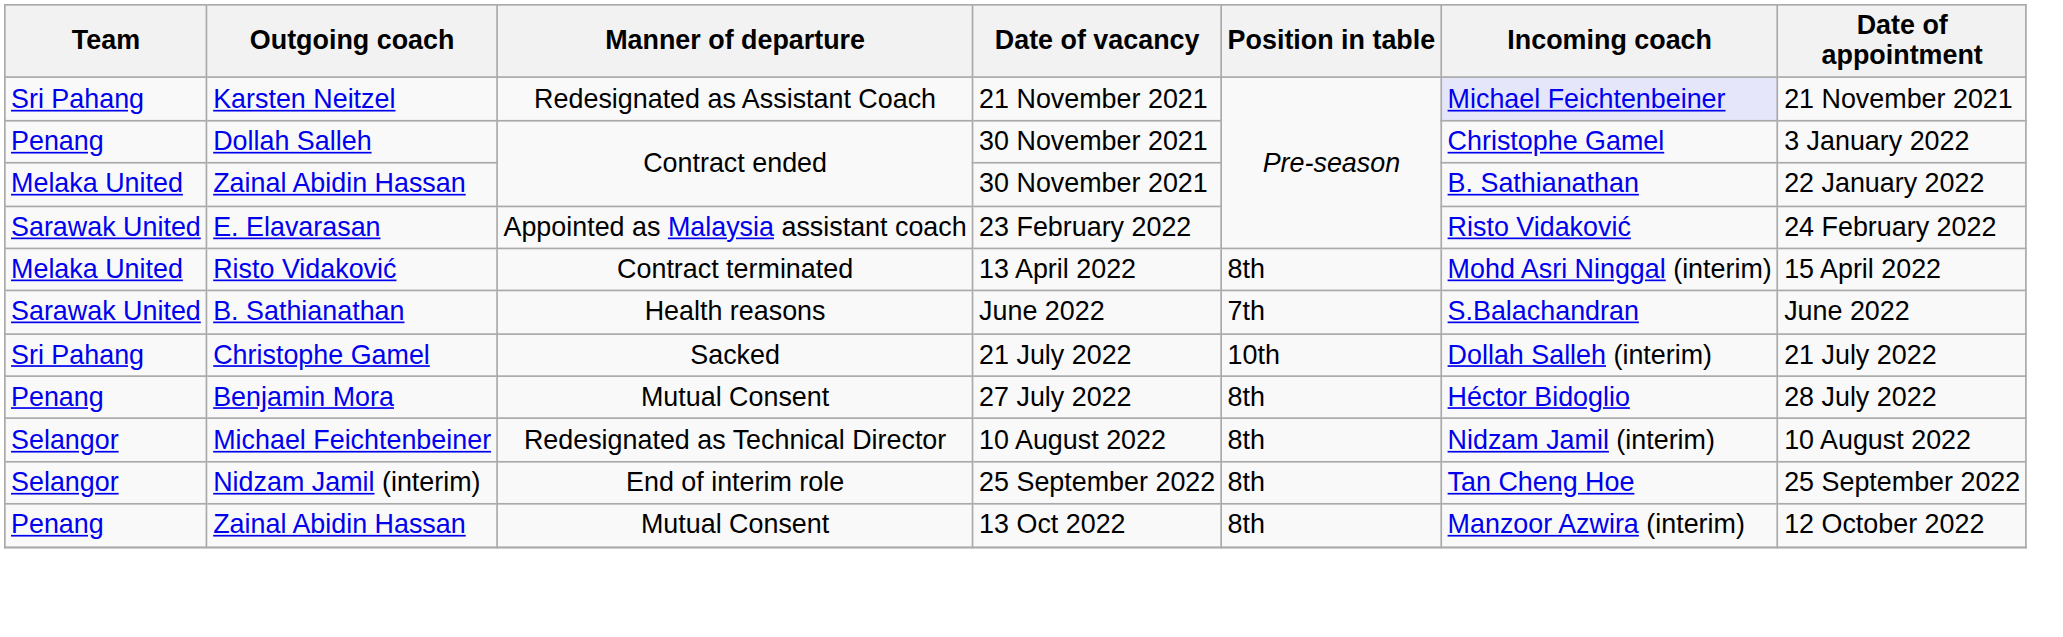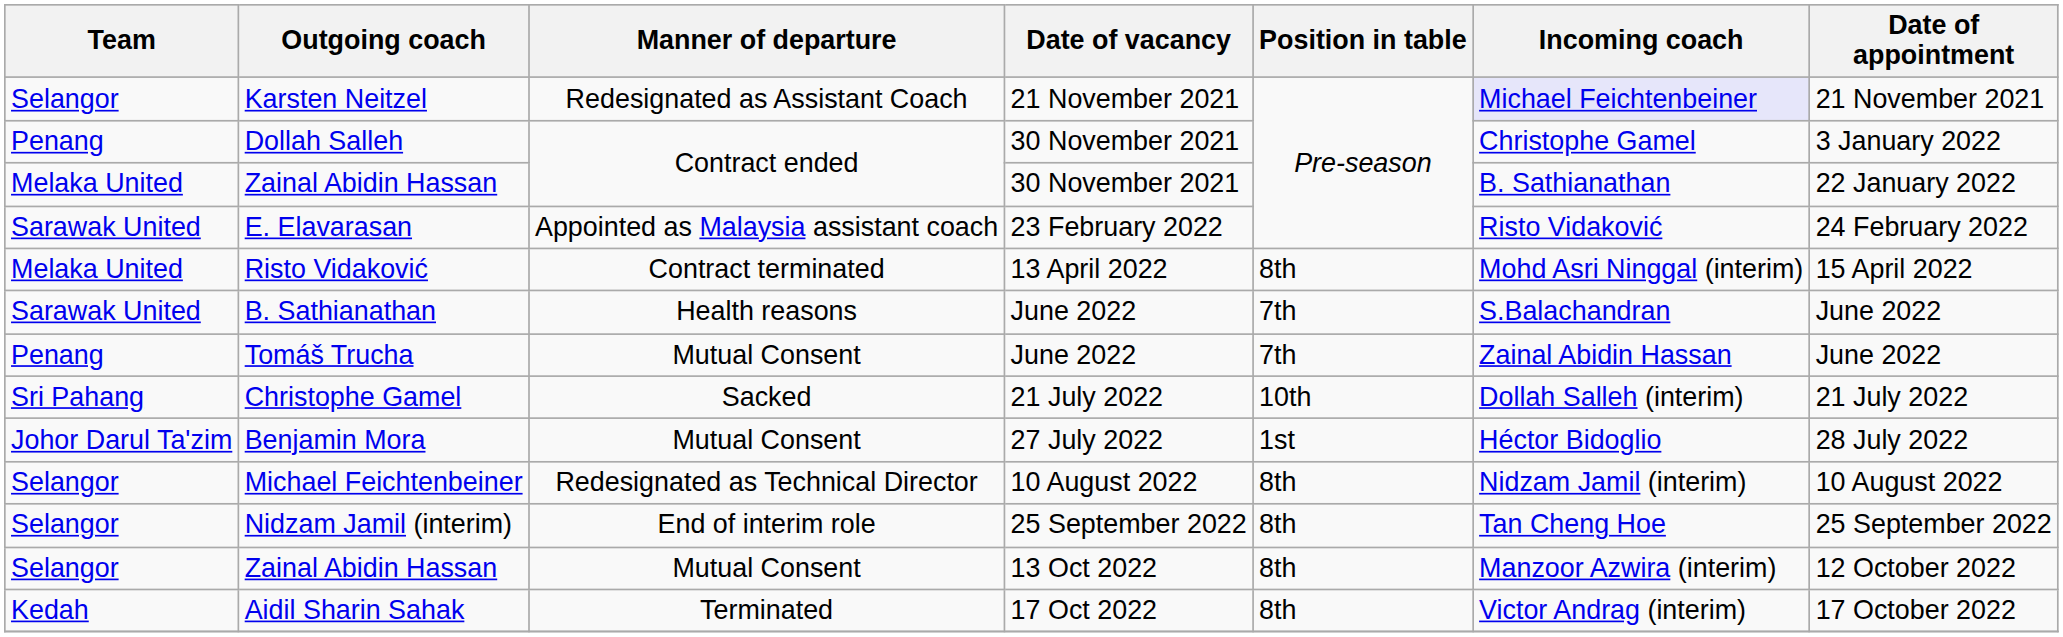(78, 98) Sri Pahang -> (65, 98) Selangor
+ row: (329, 354)
(57, 397) Penang -> (122, 439) Johor Darul Ta'zim
(1246, 397) 8th -> (1277, 439) 1st
(57, 524) Penang -> (65, 567) Selangor
+ row: (355, 610)
